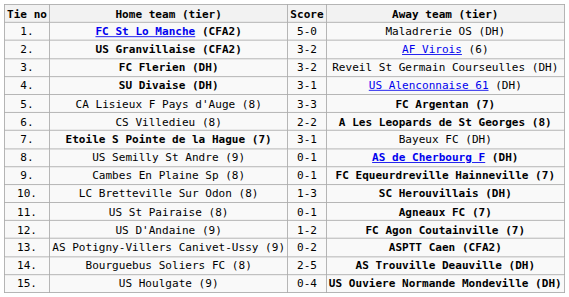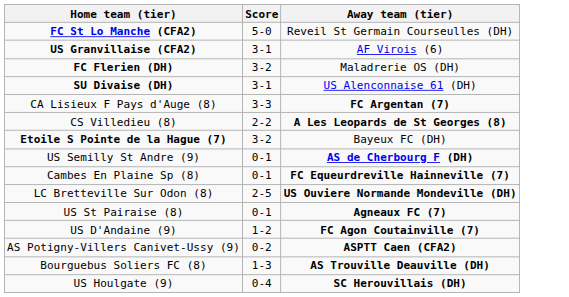- column: (27, 13)
(445, 31) Maladrerie OS (DH) -> (400, 31) Reveil St Germain Courseulles (DH)
(307, 49) 3-2 -> (262, 49) 3-1
(445, 67) Reveil St Germain Courseulles (DH) -> (400, 67) Maladrerie OS (DH)
(307, 139) 3-1 -> (262, 139) 3-2
(307, 194) 1-3 -> (262, 194) 2-5
(445, 194) SC Herouvillais (DH) -> (400, 194) US Ouviere Normande Mondeville (DH)
(307, 266) 2-5 -> (262, 266) 1-3
(445, 284) US Ouviere Normande Mondeville (DH) -> (400, 284) SC Herouvillais (DH)
